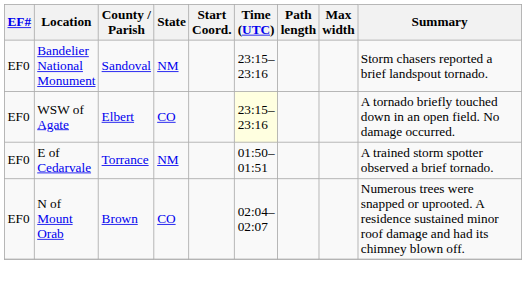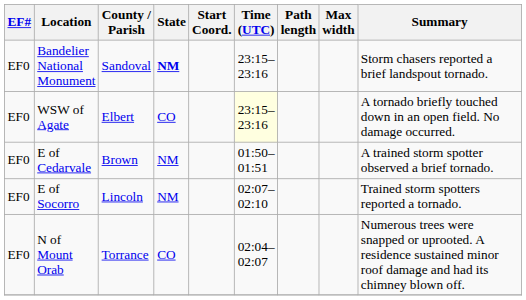(168, 65) normal -> (168, 65) bold
(125, 160) Torrance -> (120, 160) Brown
+ row: (58, 196)
(120, 218) Brown -> (125, 254) Torrance
